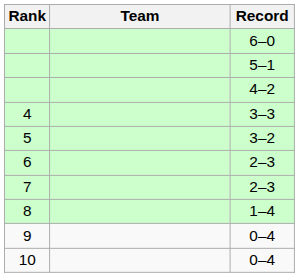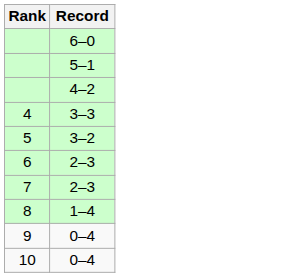- column: (140, 16)
